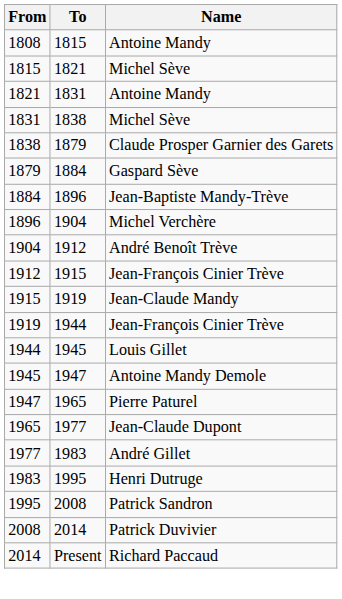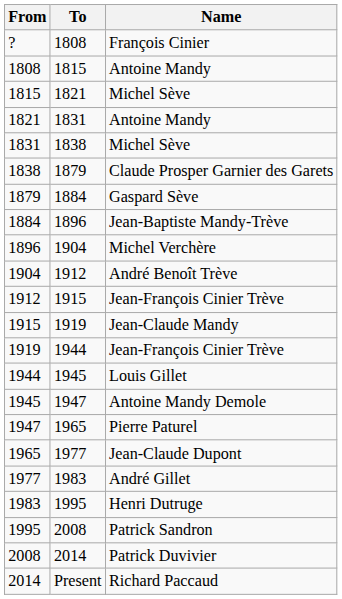+ row: (12, 42)
